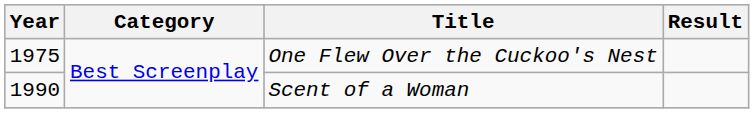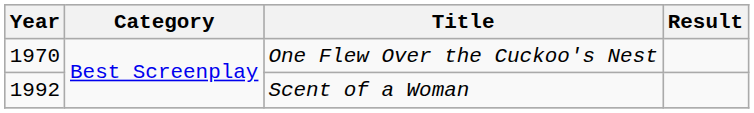(35, 56) 1975 -> (35, 56) 1970
(35, 90) 1990 -> (35, 90) 1992
